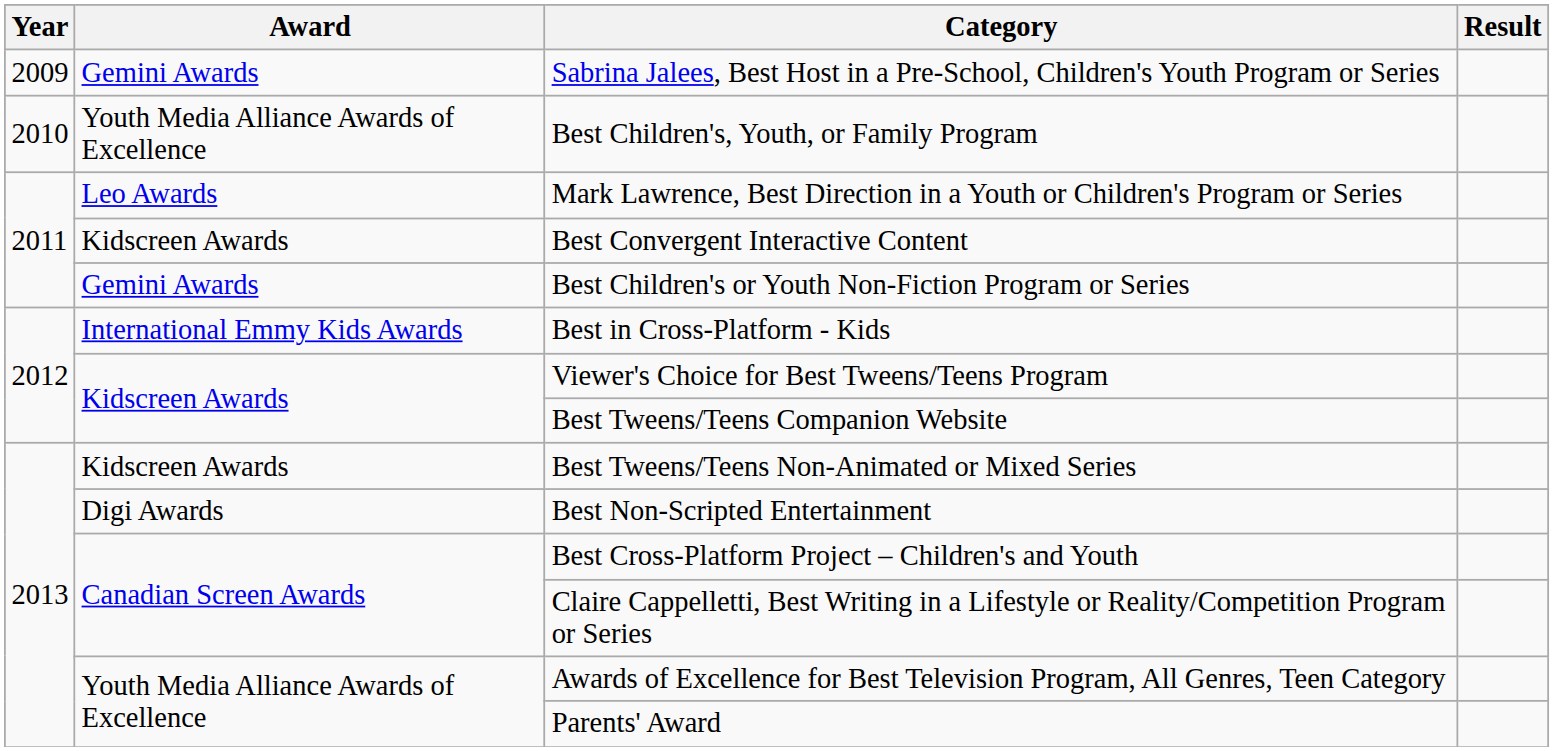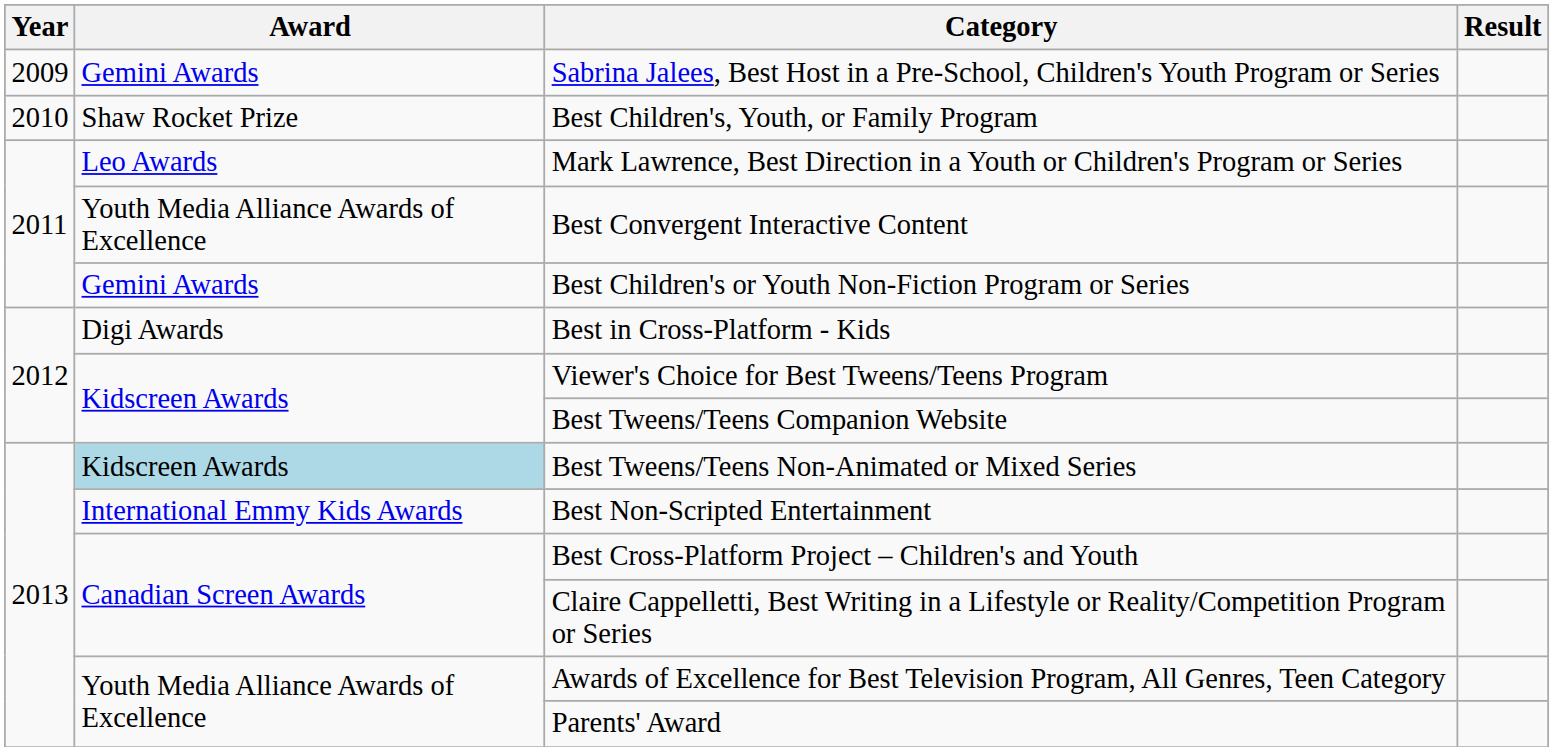(268, 133) Youth Media Alliance Awards of Excellence -> (190, 117) Shaw Rocket Prize
(185, 239) Kidscreen Awards -> (268, 223) Youth Media Alliance Awards of Excellence
(272, 330) International Emmy Kids Awards -> (153, 330) Digi Awards
(185, 465) no background -> (185, 465) lightblue background
(153, 510) Digi Awards -> (272, 510) International Emmy Kids Awards
